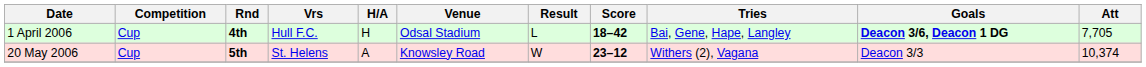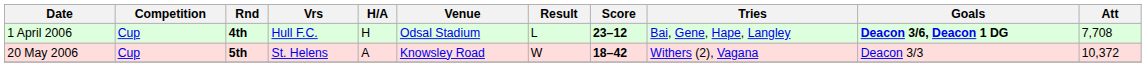(610, 33) 18–42 -> (610, 33) 23–12
(1097, 33) 7,705 -> (1097, 33) 7,708
(610, 52) 23–12 -> (610, 52) 18–42
(1100, 52) 10,374 -> (1100, 52) 10,372
